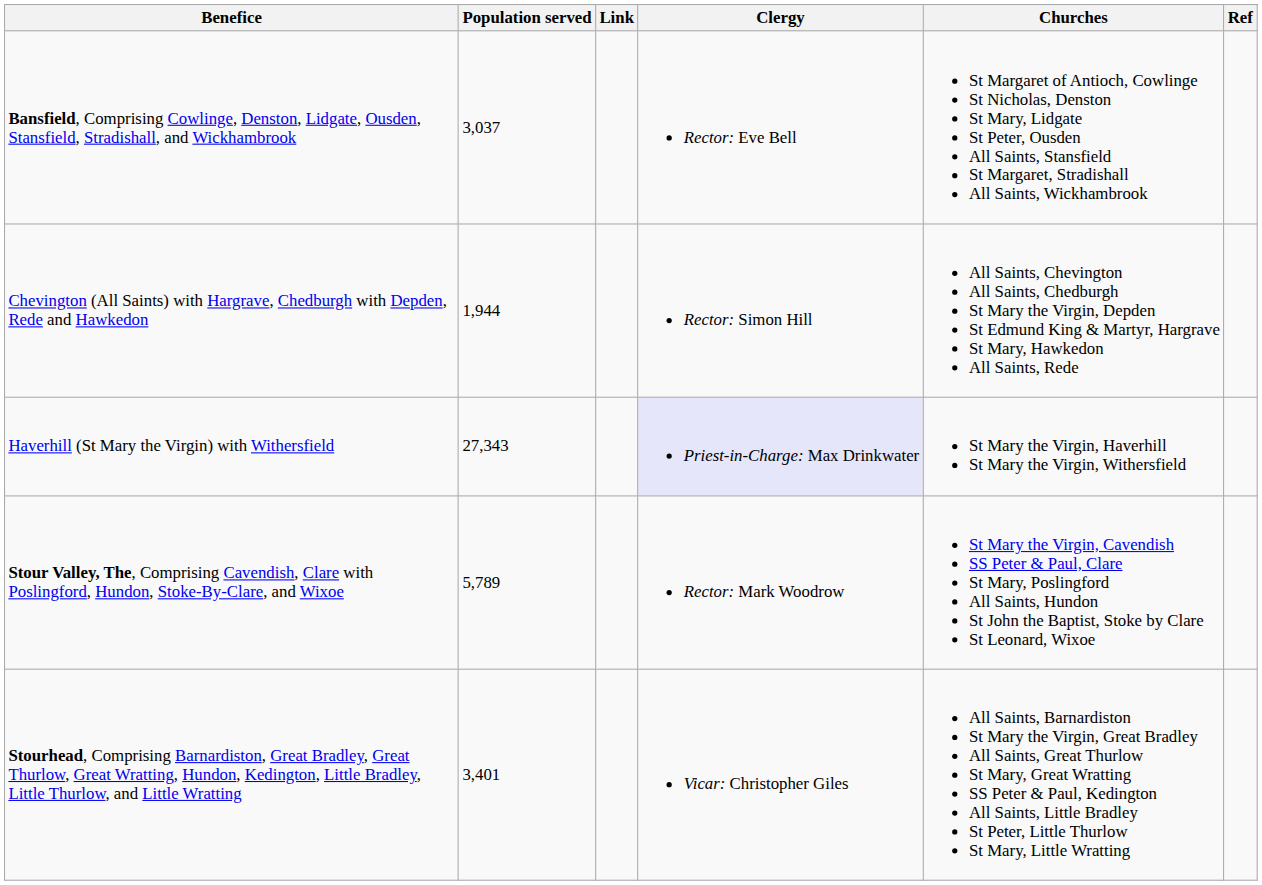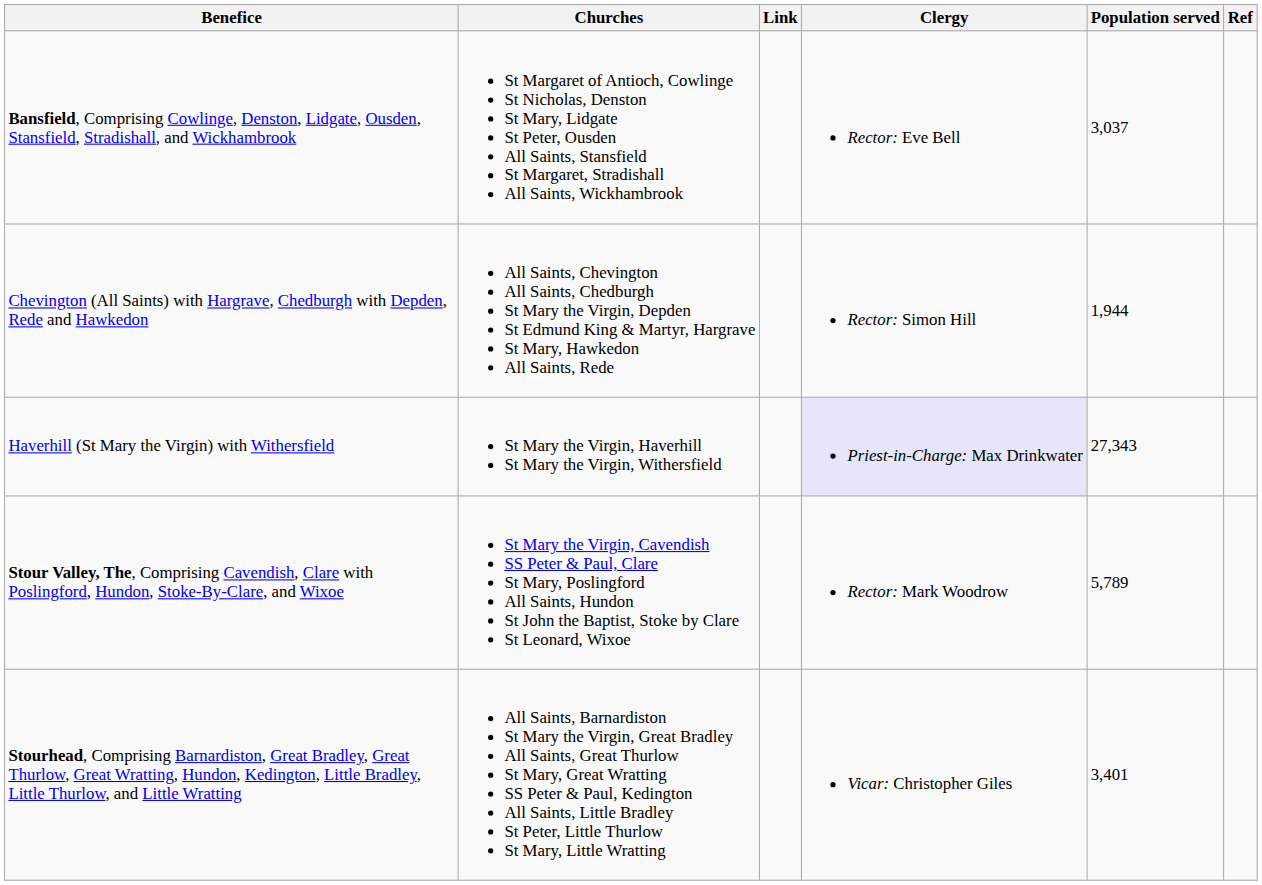columns swapped: (1073, 17) <-> (527, 17)
